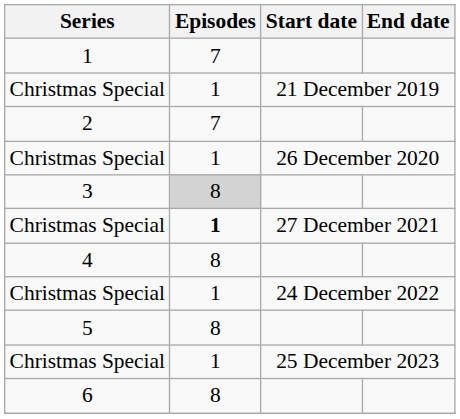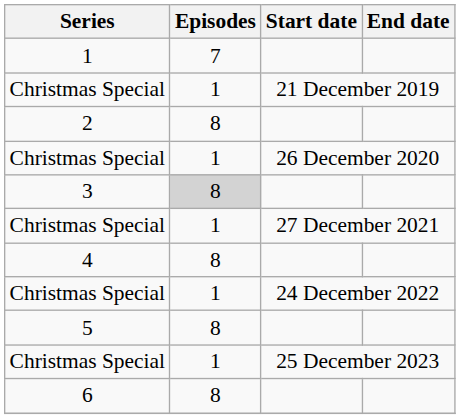(215, 123) 7 -> (215, 123) 8
(215, 225) bold -> (215, 225) normal
